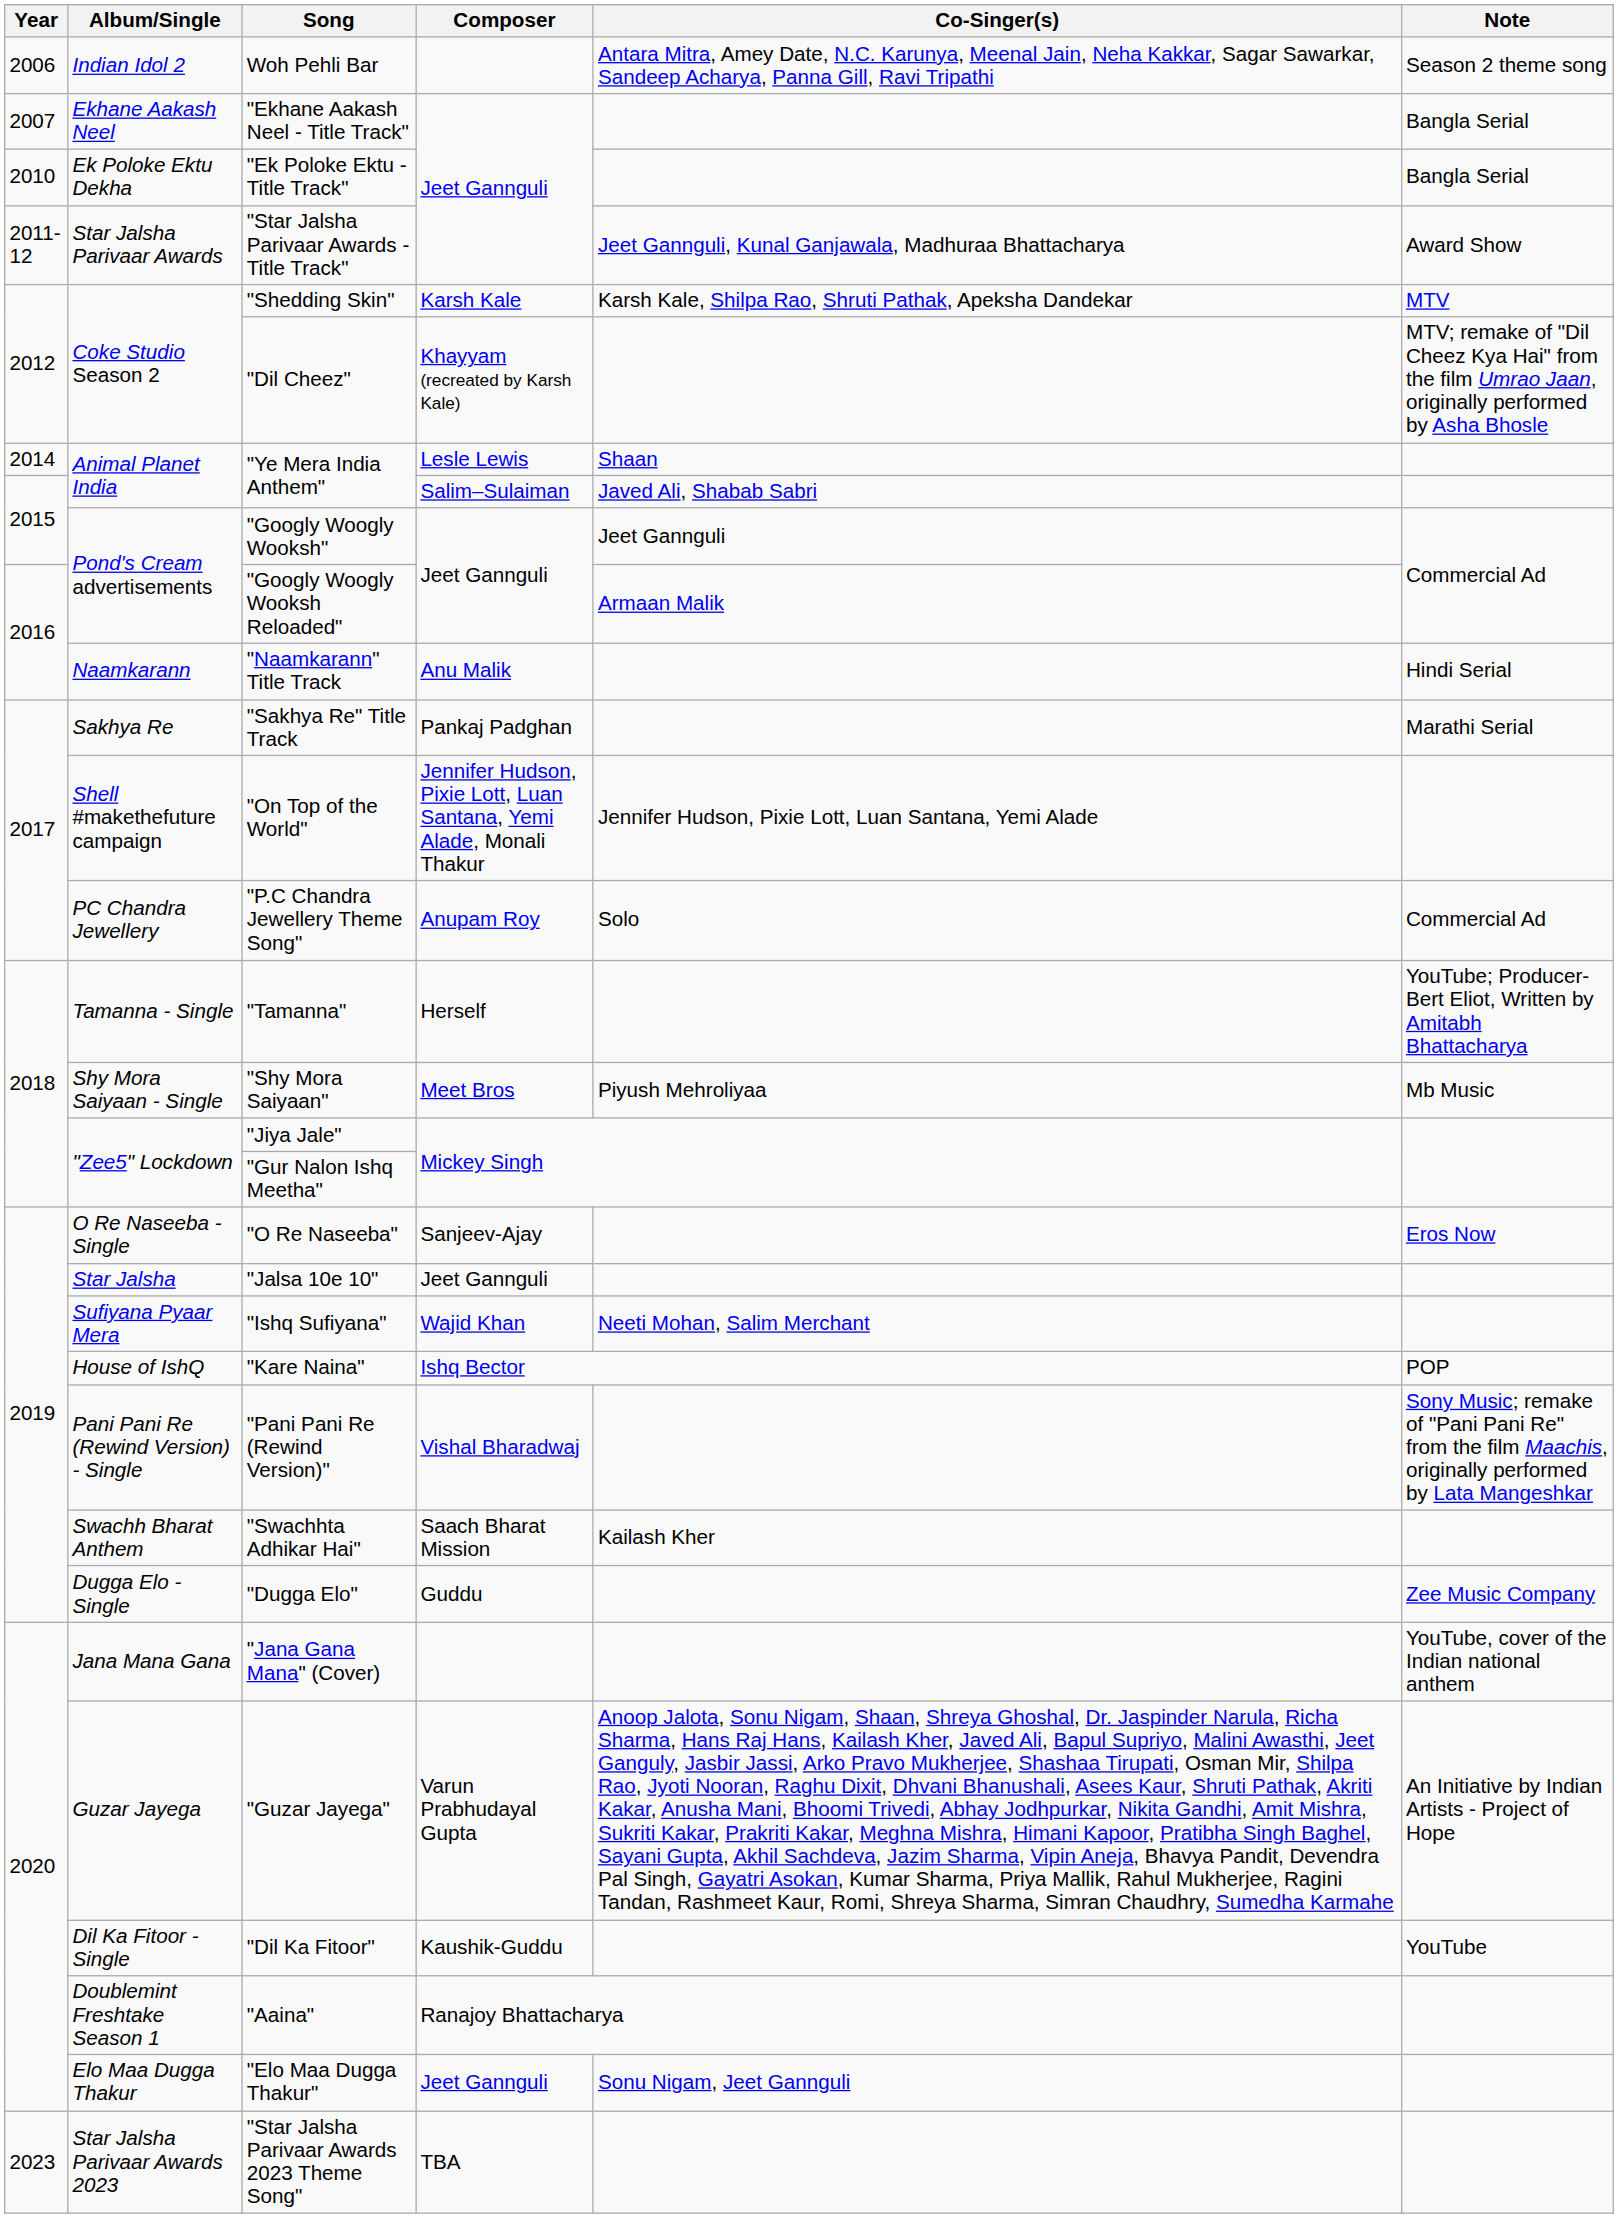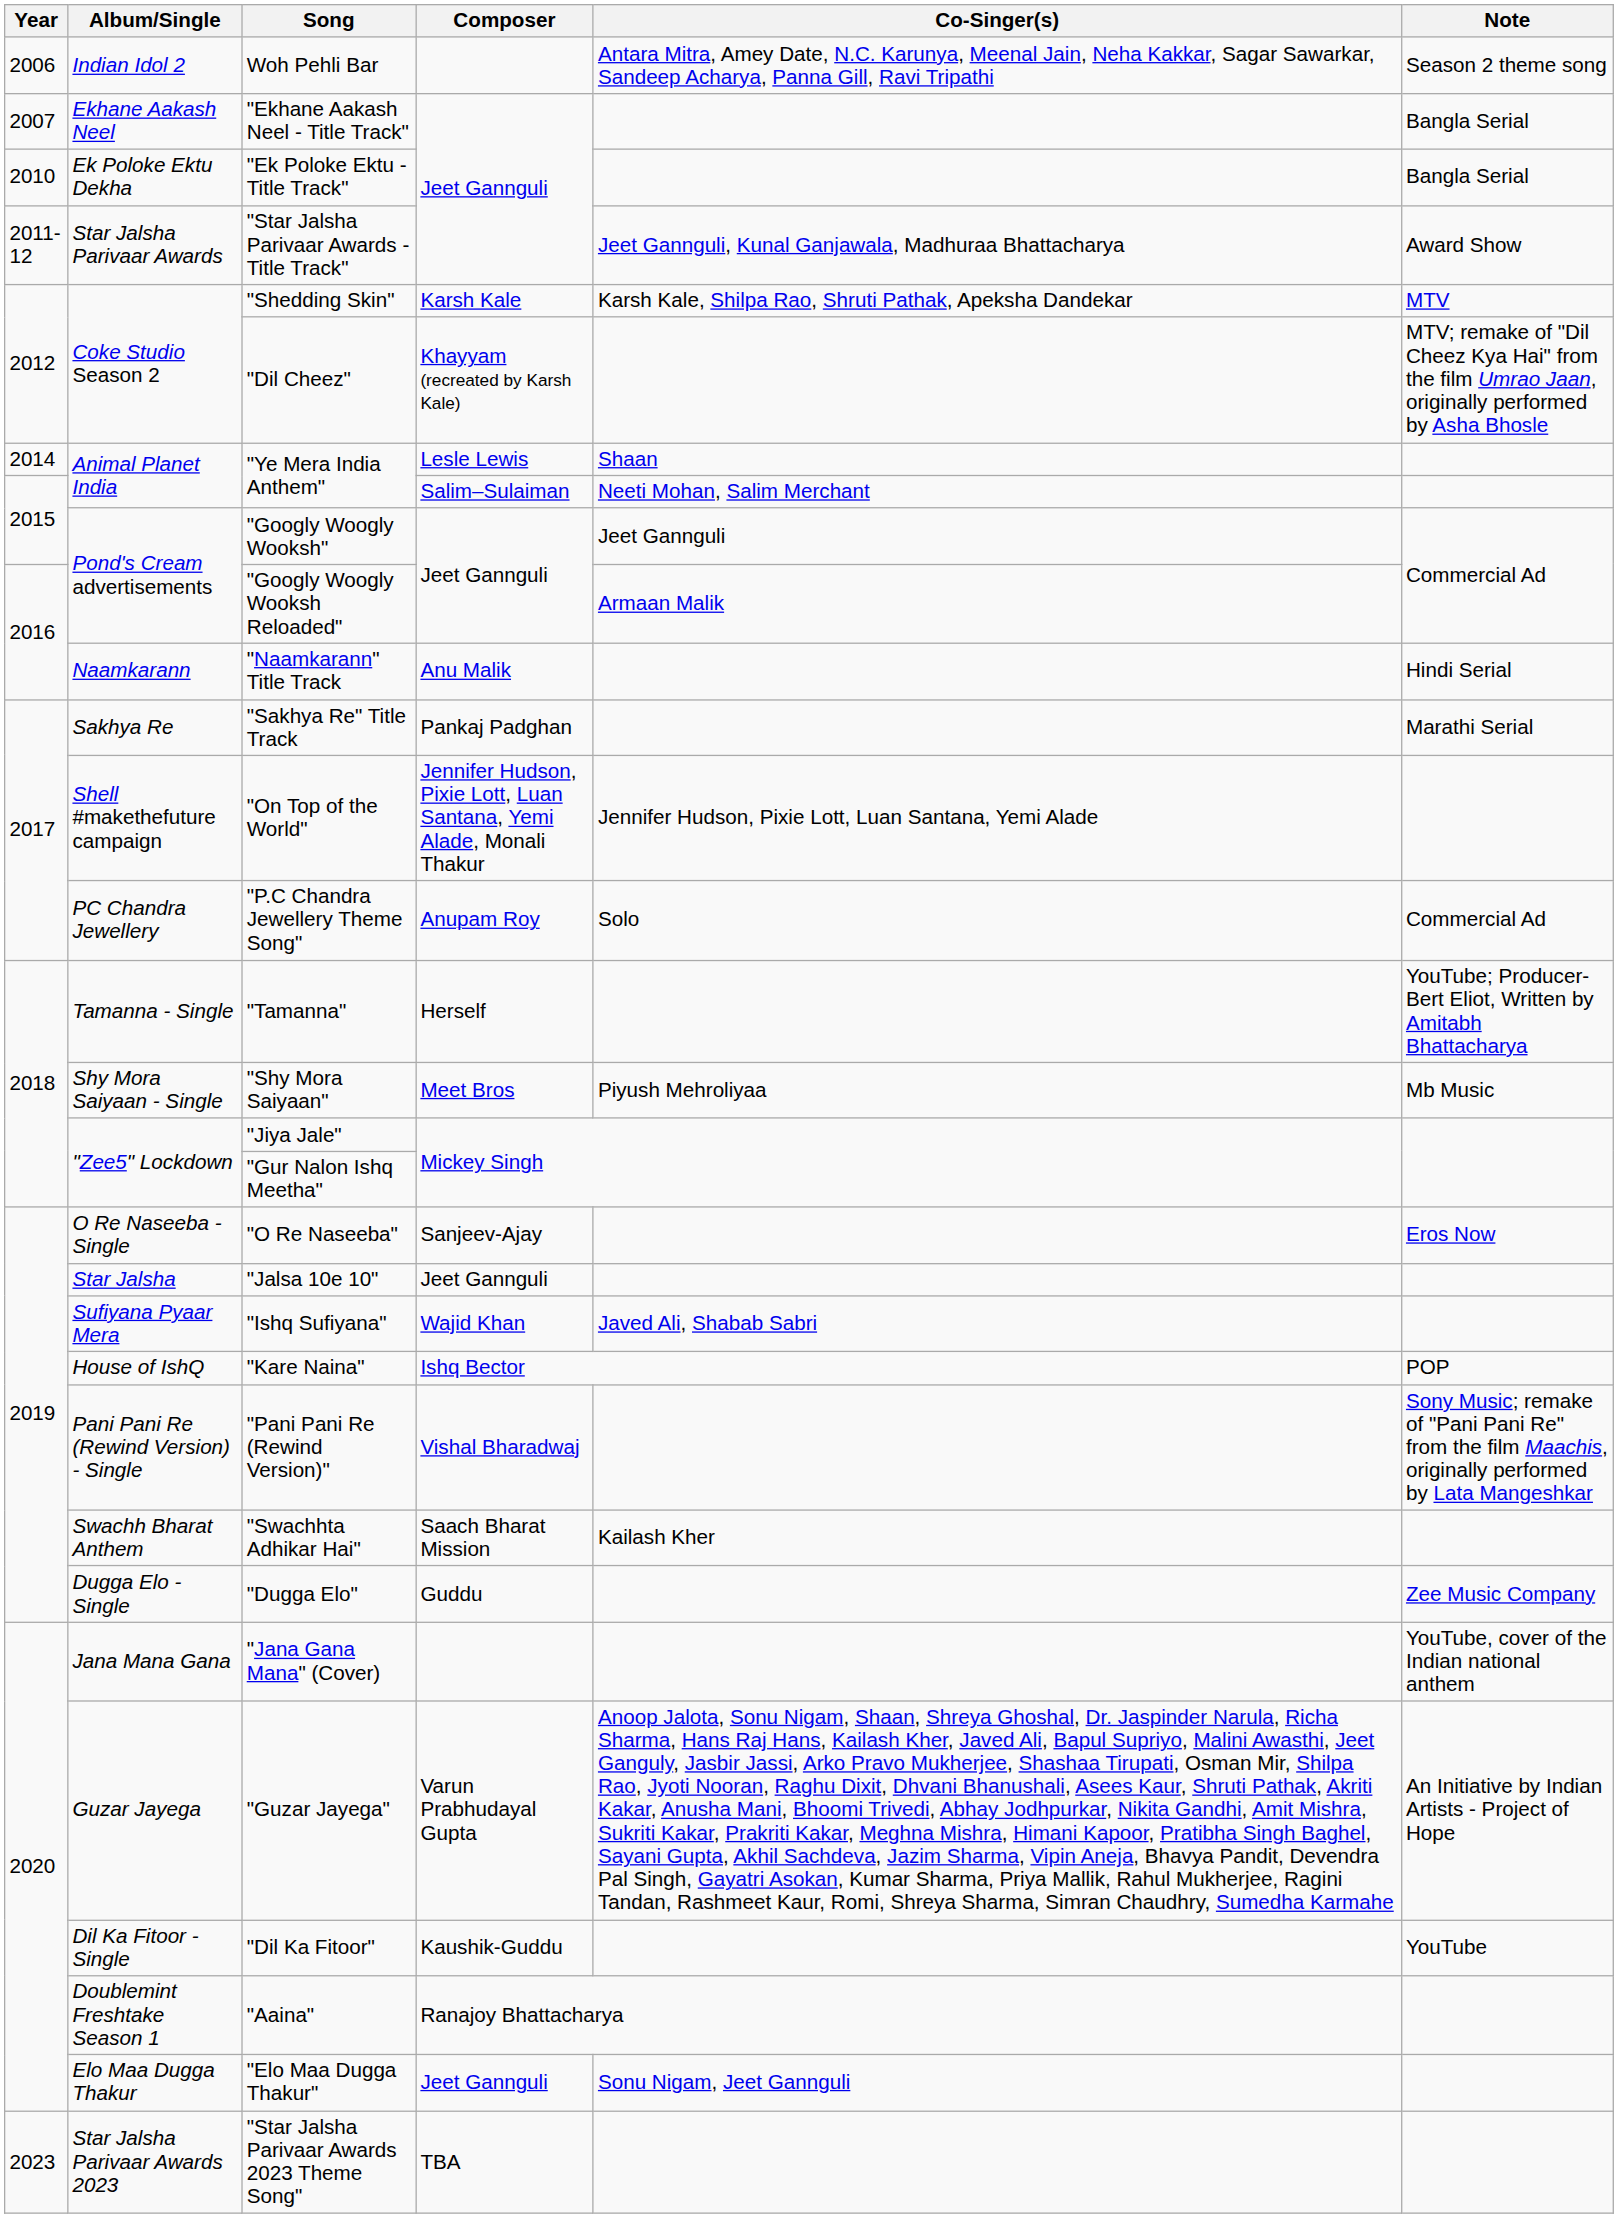(708, 491) Javed Ali, Shabab Sabri -> (734, 491) Neeti Mohan, Salim Merchant
(734, 1323) Neeti Mohan, Salim Merchant -> (708, 1323) Javed Ali, Shabab Sabri
